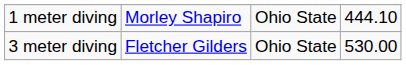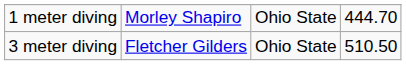(371, 18) 444.10 -> (371, 18) 444.70
(371, 45) 530.00 -> (371, 45) 510.50
